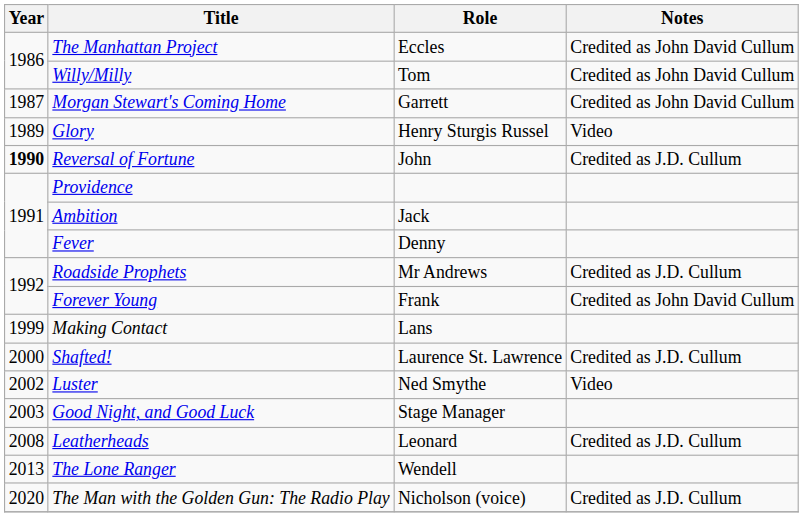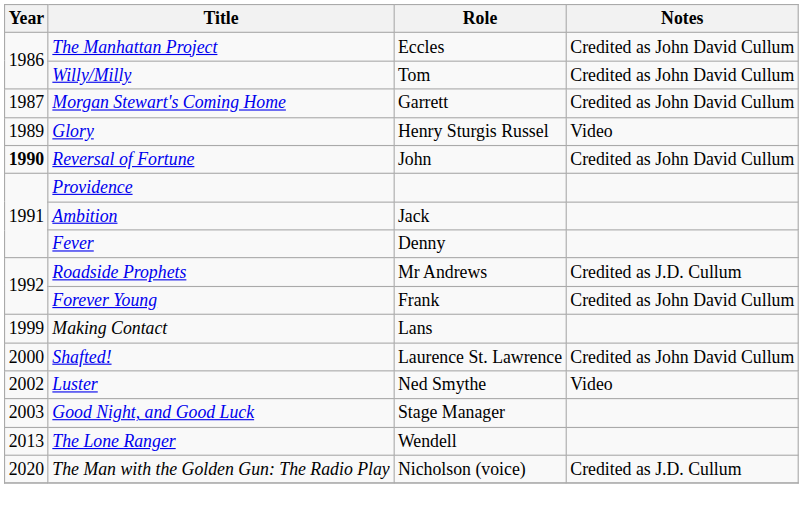(656, 159) Credited as J.D. Cullum -> (682, 159) Credited as John David Cullum
(656, 356) Credited as J.D. Cullum -> (682, 356) Credited as John David Cullum
- row: (101, 441)
